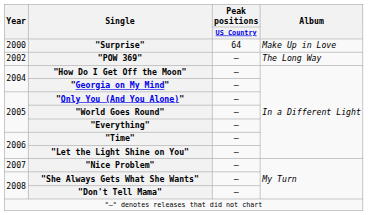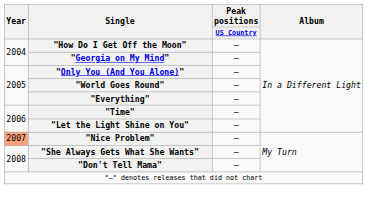- row: (120, 45)
- row: (120, 59)
(16, 165) no background -> (16, 139) lightsalmon background
